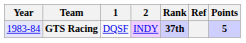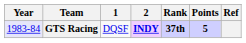columns swapped: (225, 12) <-> (199, 12)
(146, 28) normal -> (146, 28) bold
